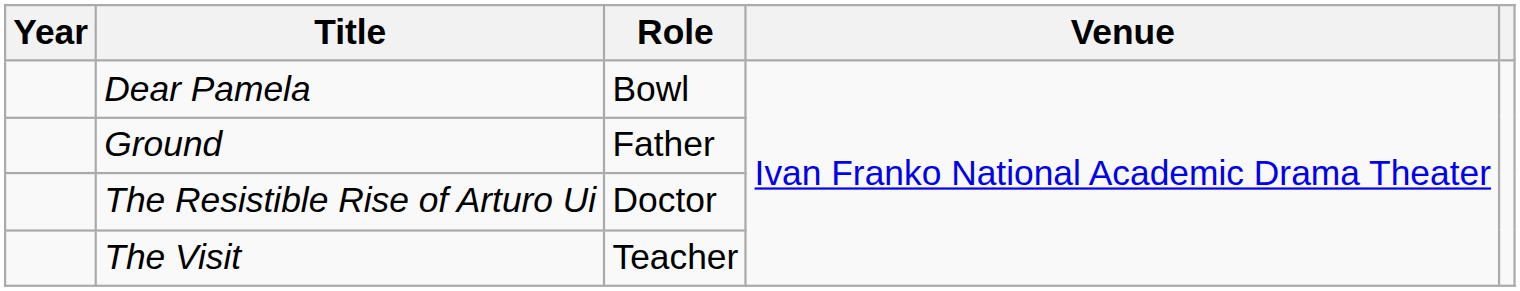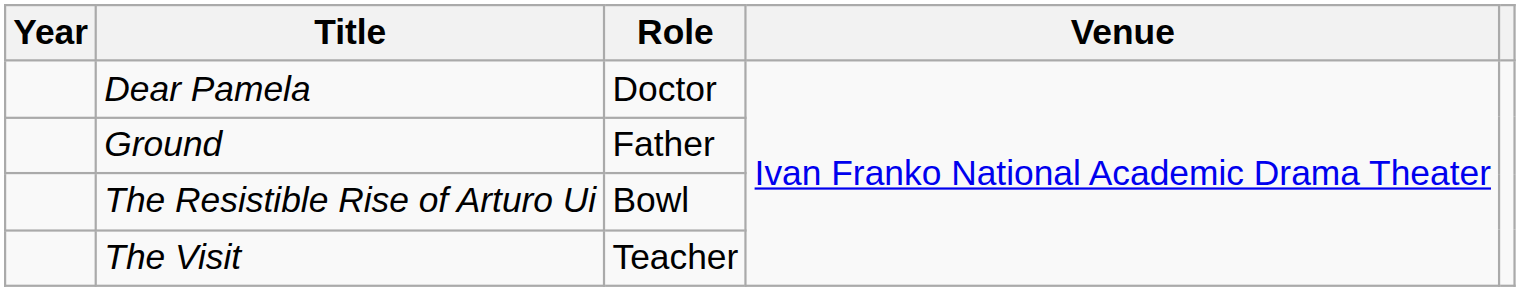(651, 88) Bowl -> (665, 88) Doctor
(665, 200) Doctor -> (651, 200) Bowl
